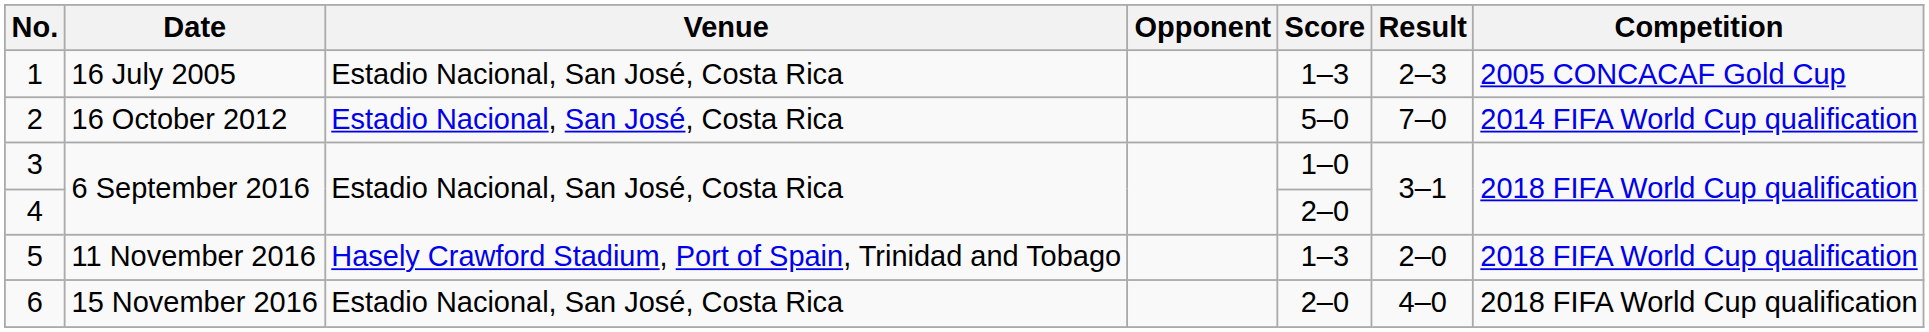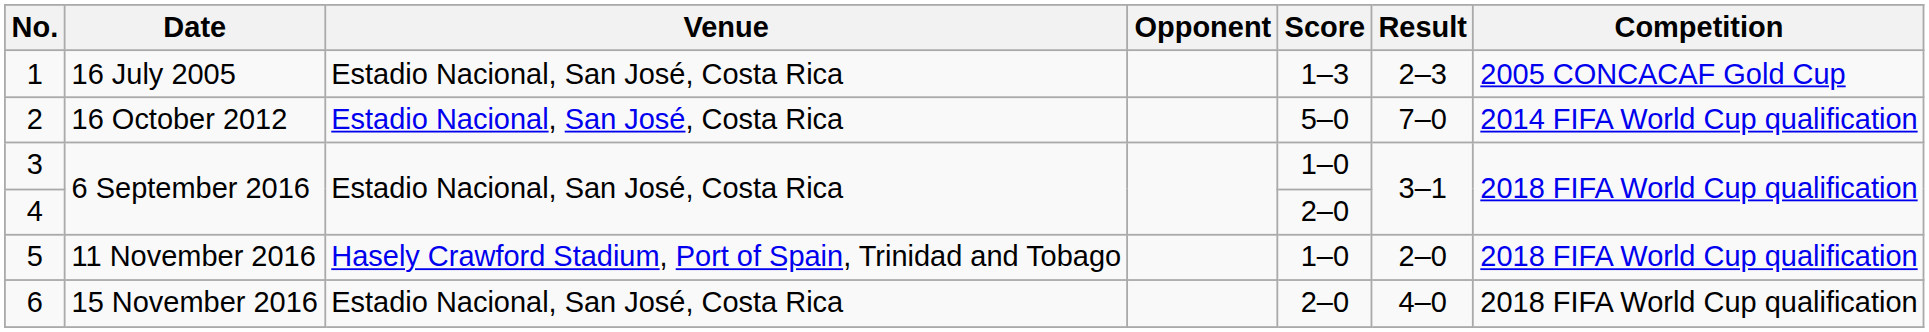(1325, 257) 1–3 -> (1325, 257) 1–0
